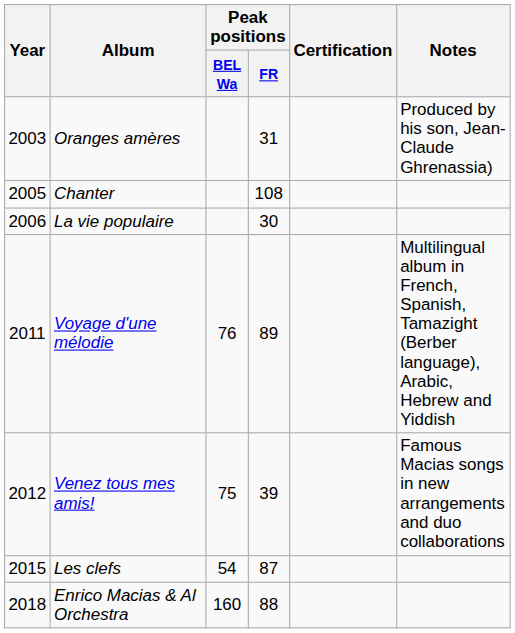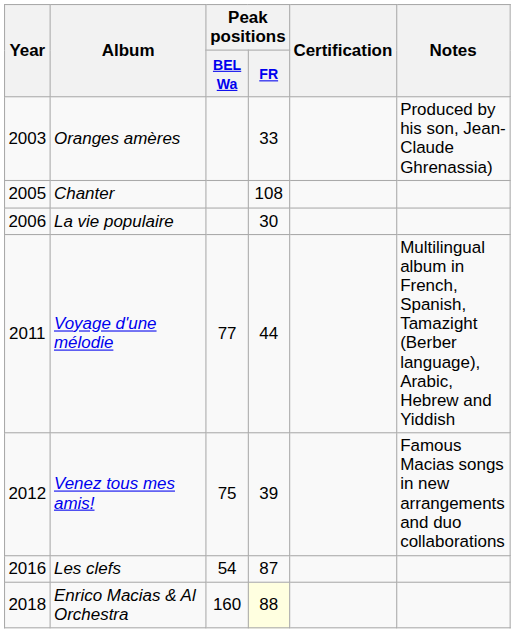(269, 138) 31 -> (269, 138) 33
(227, 333) 76 -> (227, 333) 77
(269, 333) 89 -> (269, 333) 44
(27, 568) 2015 -> (27, 568) 2016
(269, 605) no background -> (269, 605) lightyellow background
